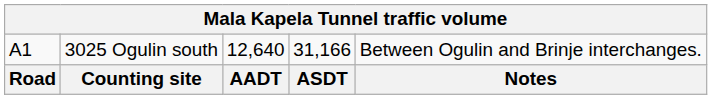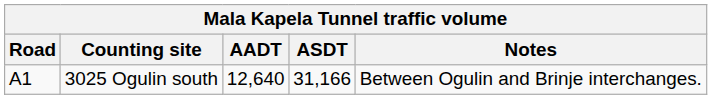rows swapped: (33, 79) <-> (20, 49)
